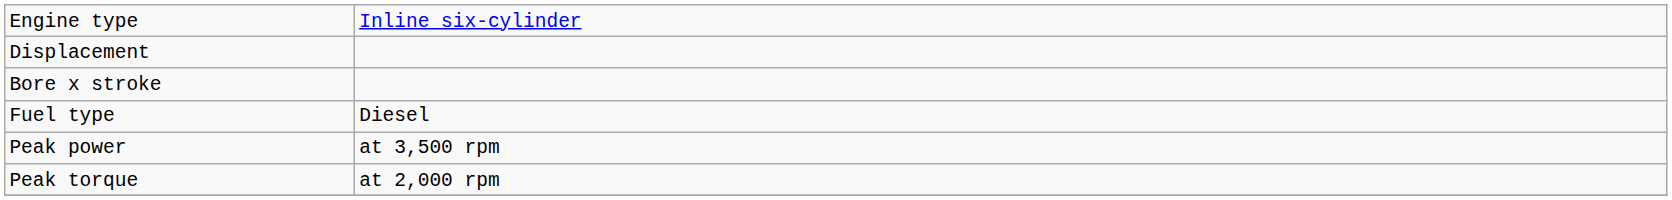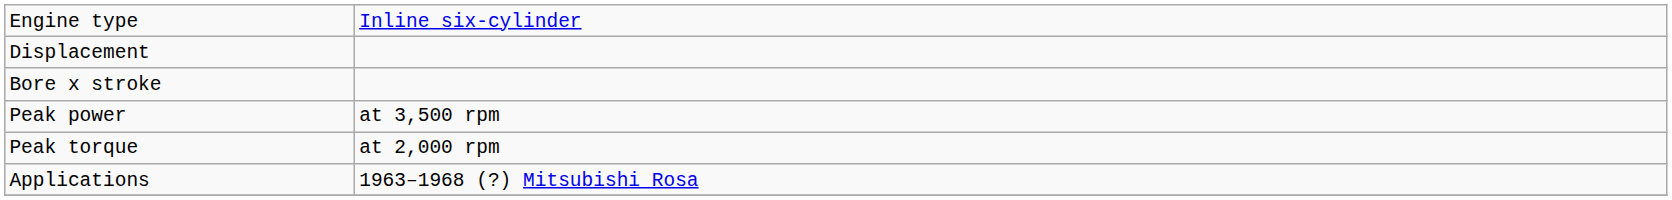- row: (62, 116)
+ row: (80, 180)
